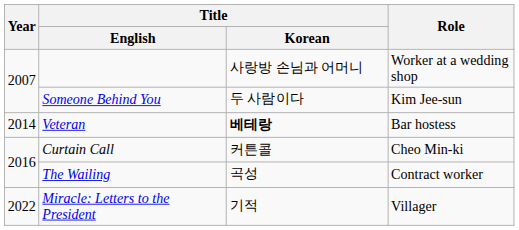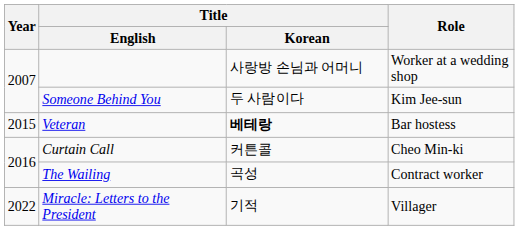(22, 124) 2014 -> (22, 124) 2015
